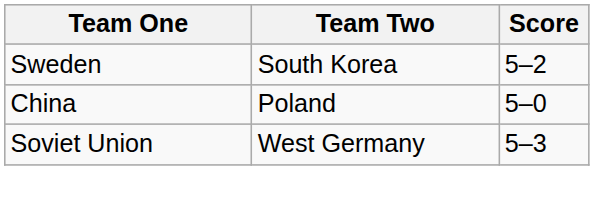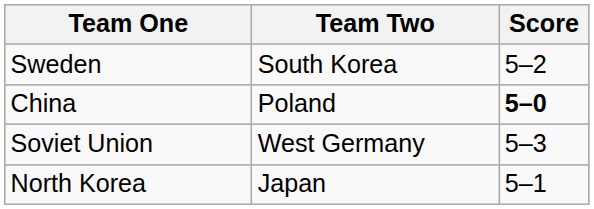(526, 104) normal -> (526, 104) bold
+ row: (78, 183)
